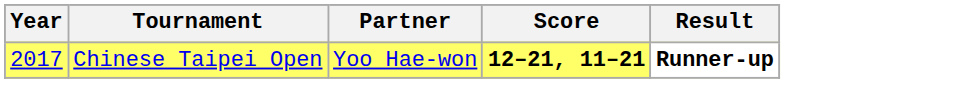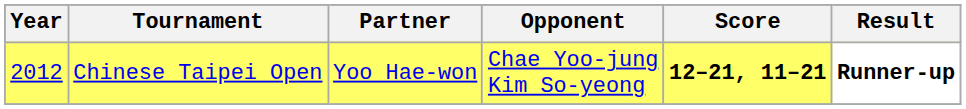+ column: (573, 23)
(36, 60) 2017 -> (36, 73) 2012
